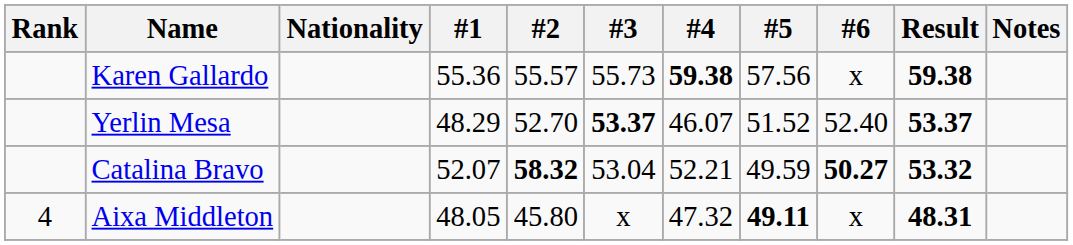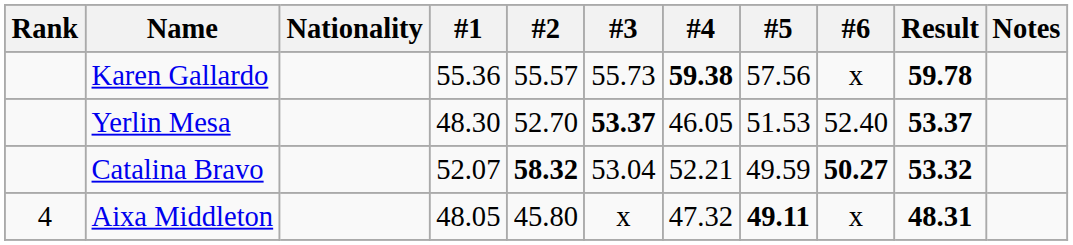(940, 75) 59.38 -> (940, 75) 59.78
(468, 122) 48.29 -> (468, 122) 48.30
(701, 122) 46.07 -> (701, 122) 46.05
(778, 122) 51.52 -> (778, 122) 51.53
